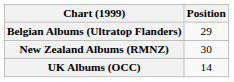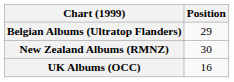(206, 67) 14 -> (206, 67) 16
